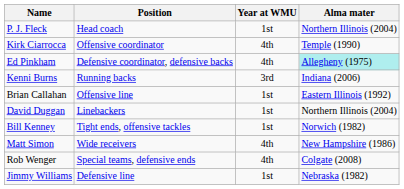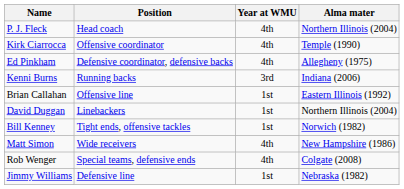(267, 29) 1st -> (267, 29) 4th
(337, 62) paleturquoise background -> (337, 62) no background
